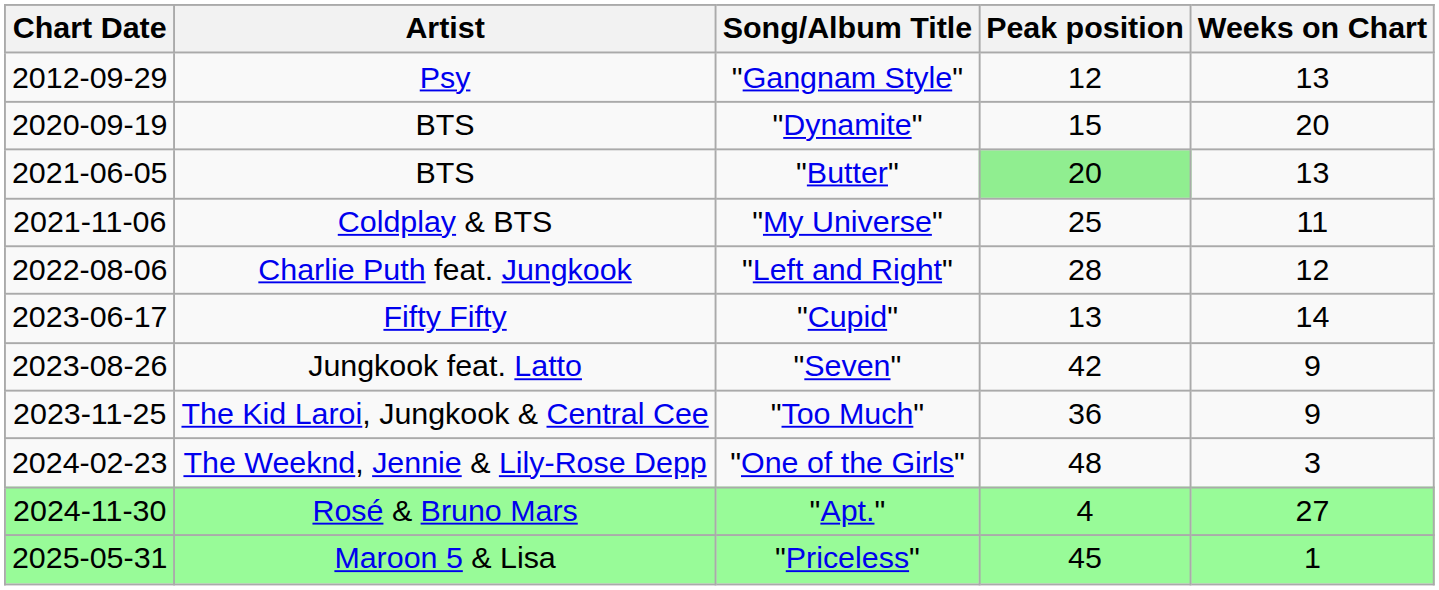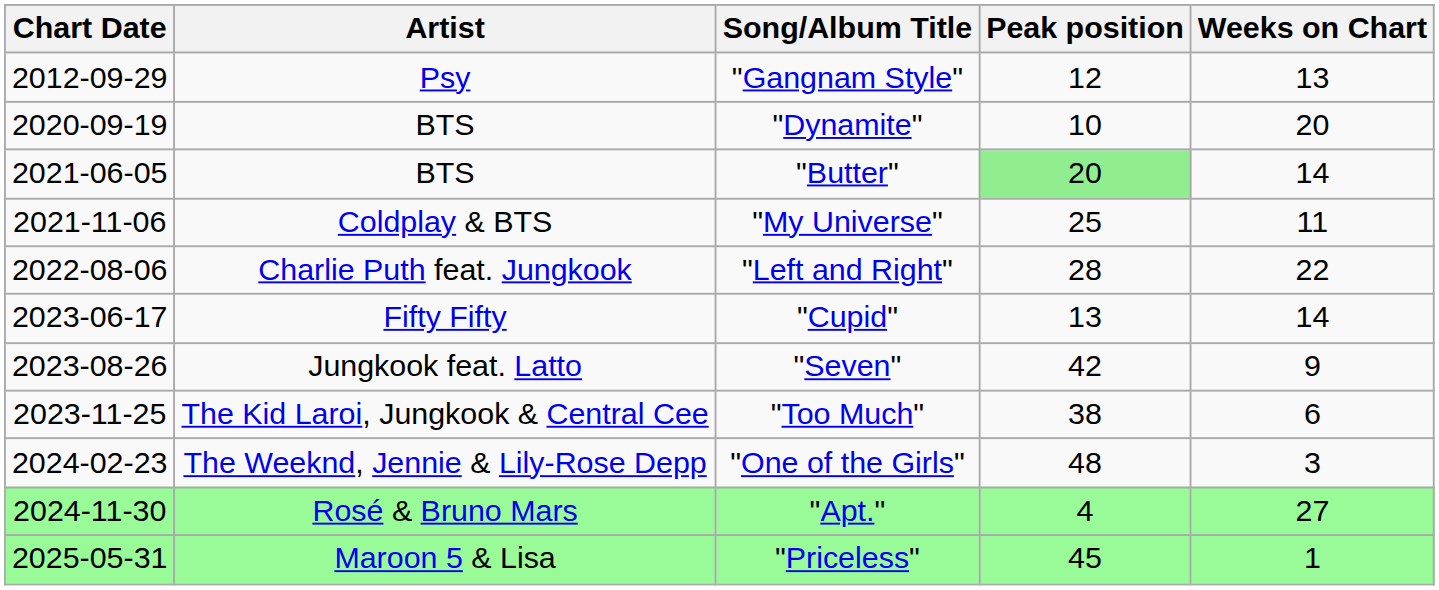(1085, 125) 15 -> (1085, 125) 10
(1312, 173) 13 -> (1312, 173) 14
(1312, 269) 12 -> (1312, 269) 22
(1085, 414) 36 -> (1085, 414) 38
(1312, 414) 9 -> (1312, 414) 6
